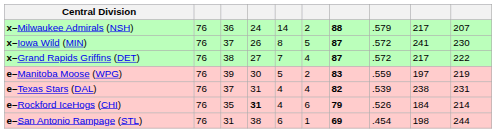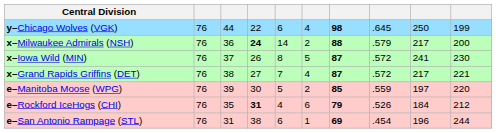+ row: (62, 27)
(256, 27) normal -> (256, 43) bold
(461, 27) 207 -> (461, 43) 200
(461, 58) 222 -> (461, 74) 221
(337, 74) 83 -> (337, 89) 85
(461, 74) 219 -> (461, 89) 220
- row: (52, 89)
(461, 105) 214 -> (461, 105) 212
(421, 120) 198 -> (421, 120) 196
